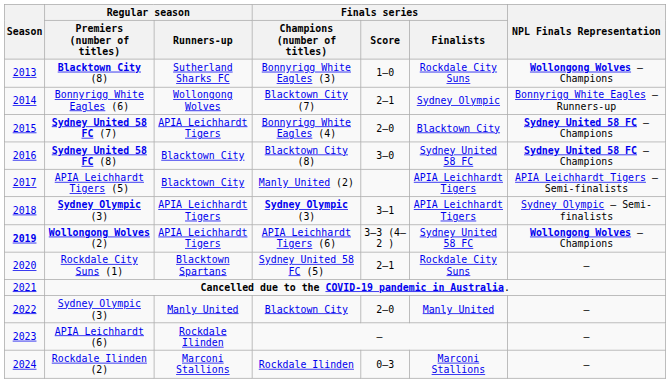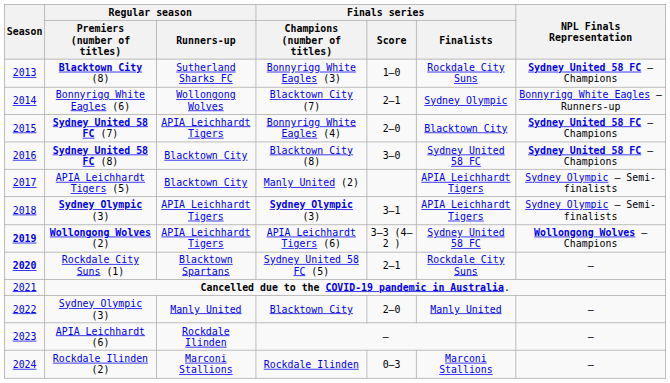(586, 73) Wollongong Wolves – Champions -> (591, 73) Sydney United 58 FC – Champions
(586, 183) APIA Leichhardt Tigers – Semi-finalists -> (591, 183) Sydney Olympic – Semi-finalists
(25, 266) normal -> (25, 266) bold
